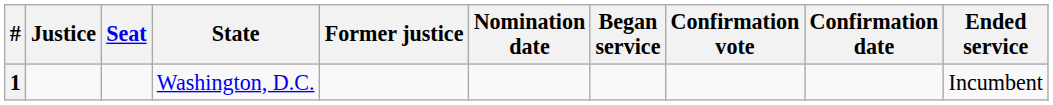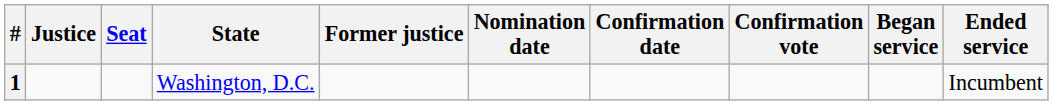columns swapped: (874, 34) <-> (628, 34)
